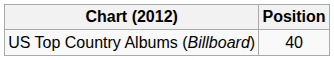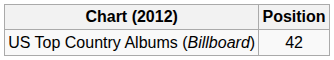(294, 42) 40 -> (294, 42) 42
